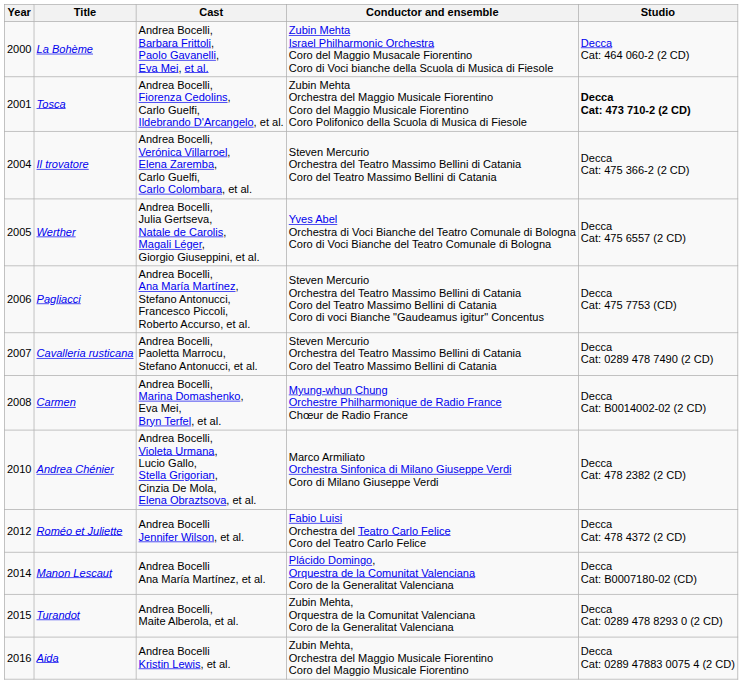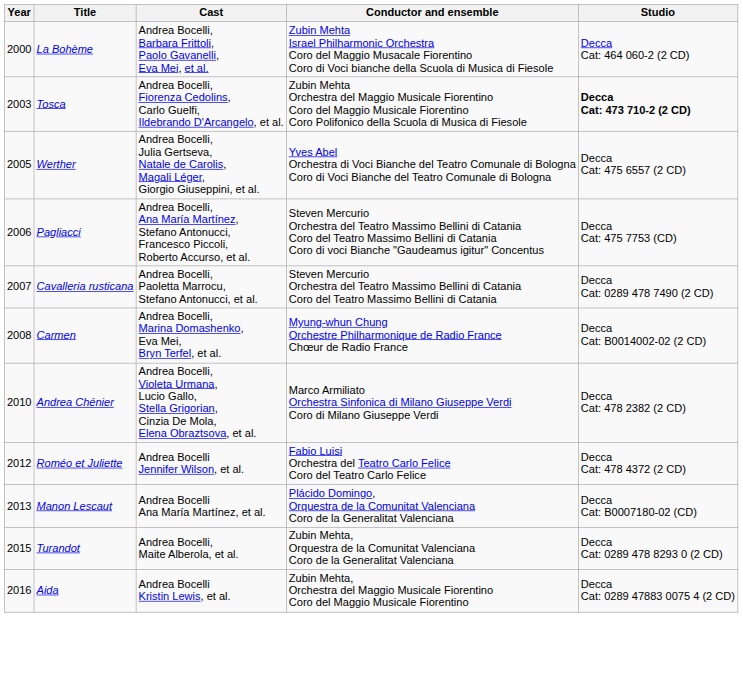(19, 104) 2001 -> (19, 104) 2003
- row: (63, 165)
(19, 573) 2014 -> (19, 506) 2013
